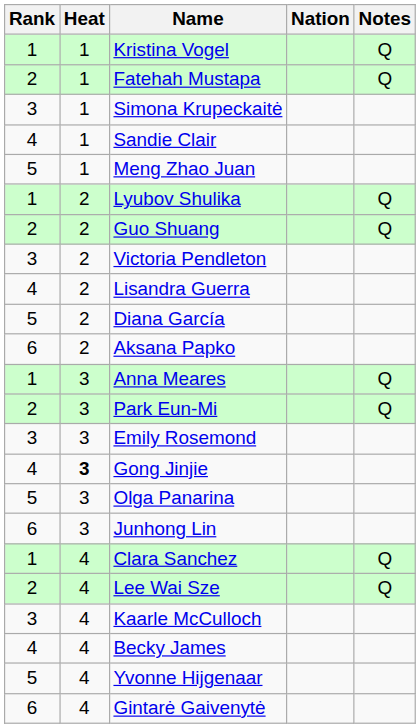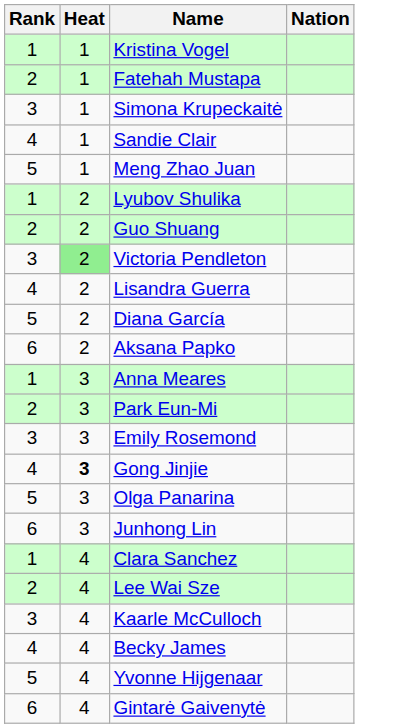- column: (385, 19)
(84, 259) no background -> (84, 259) lightgreen background
